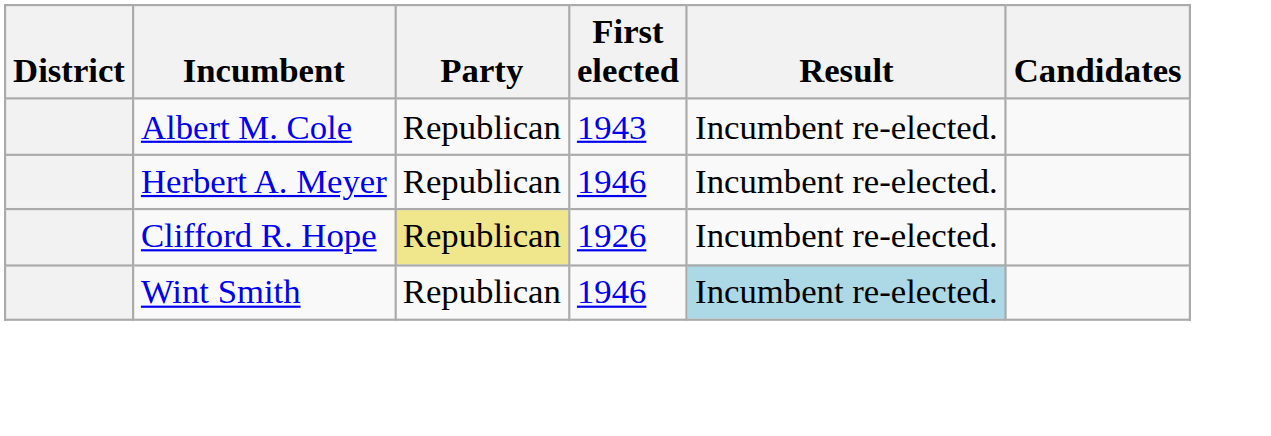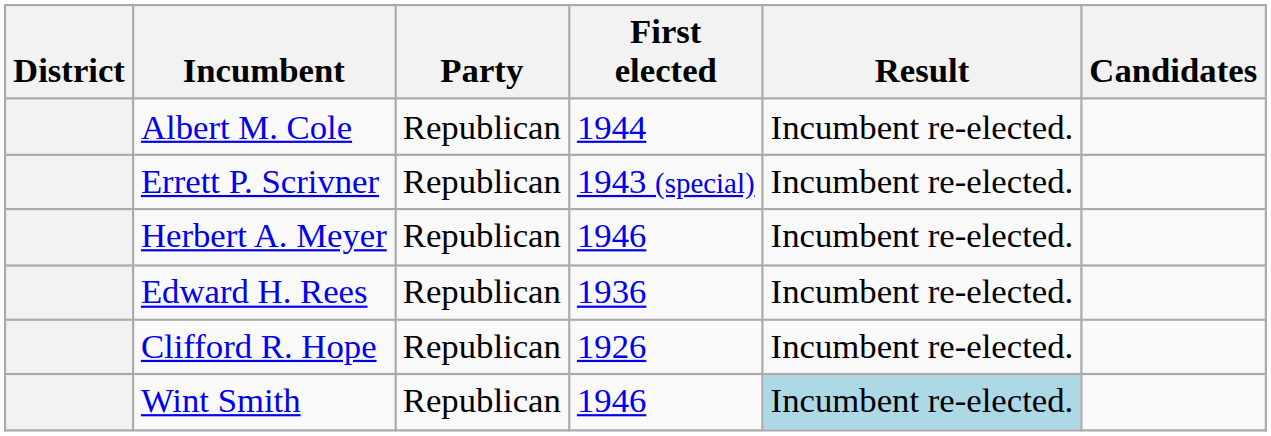(612, 126) 1943 -> (612, 126) 1944
+ row: (260, 181)
+ row: (254, 291)
(482, 236) khaki background -> (482, 346) no background
